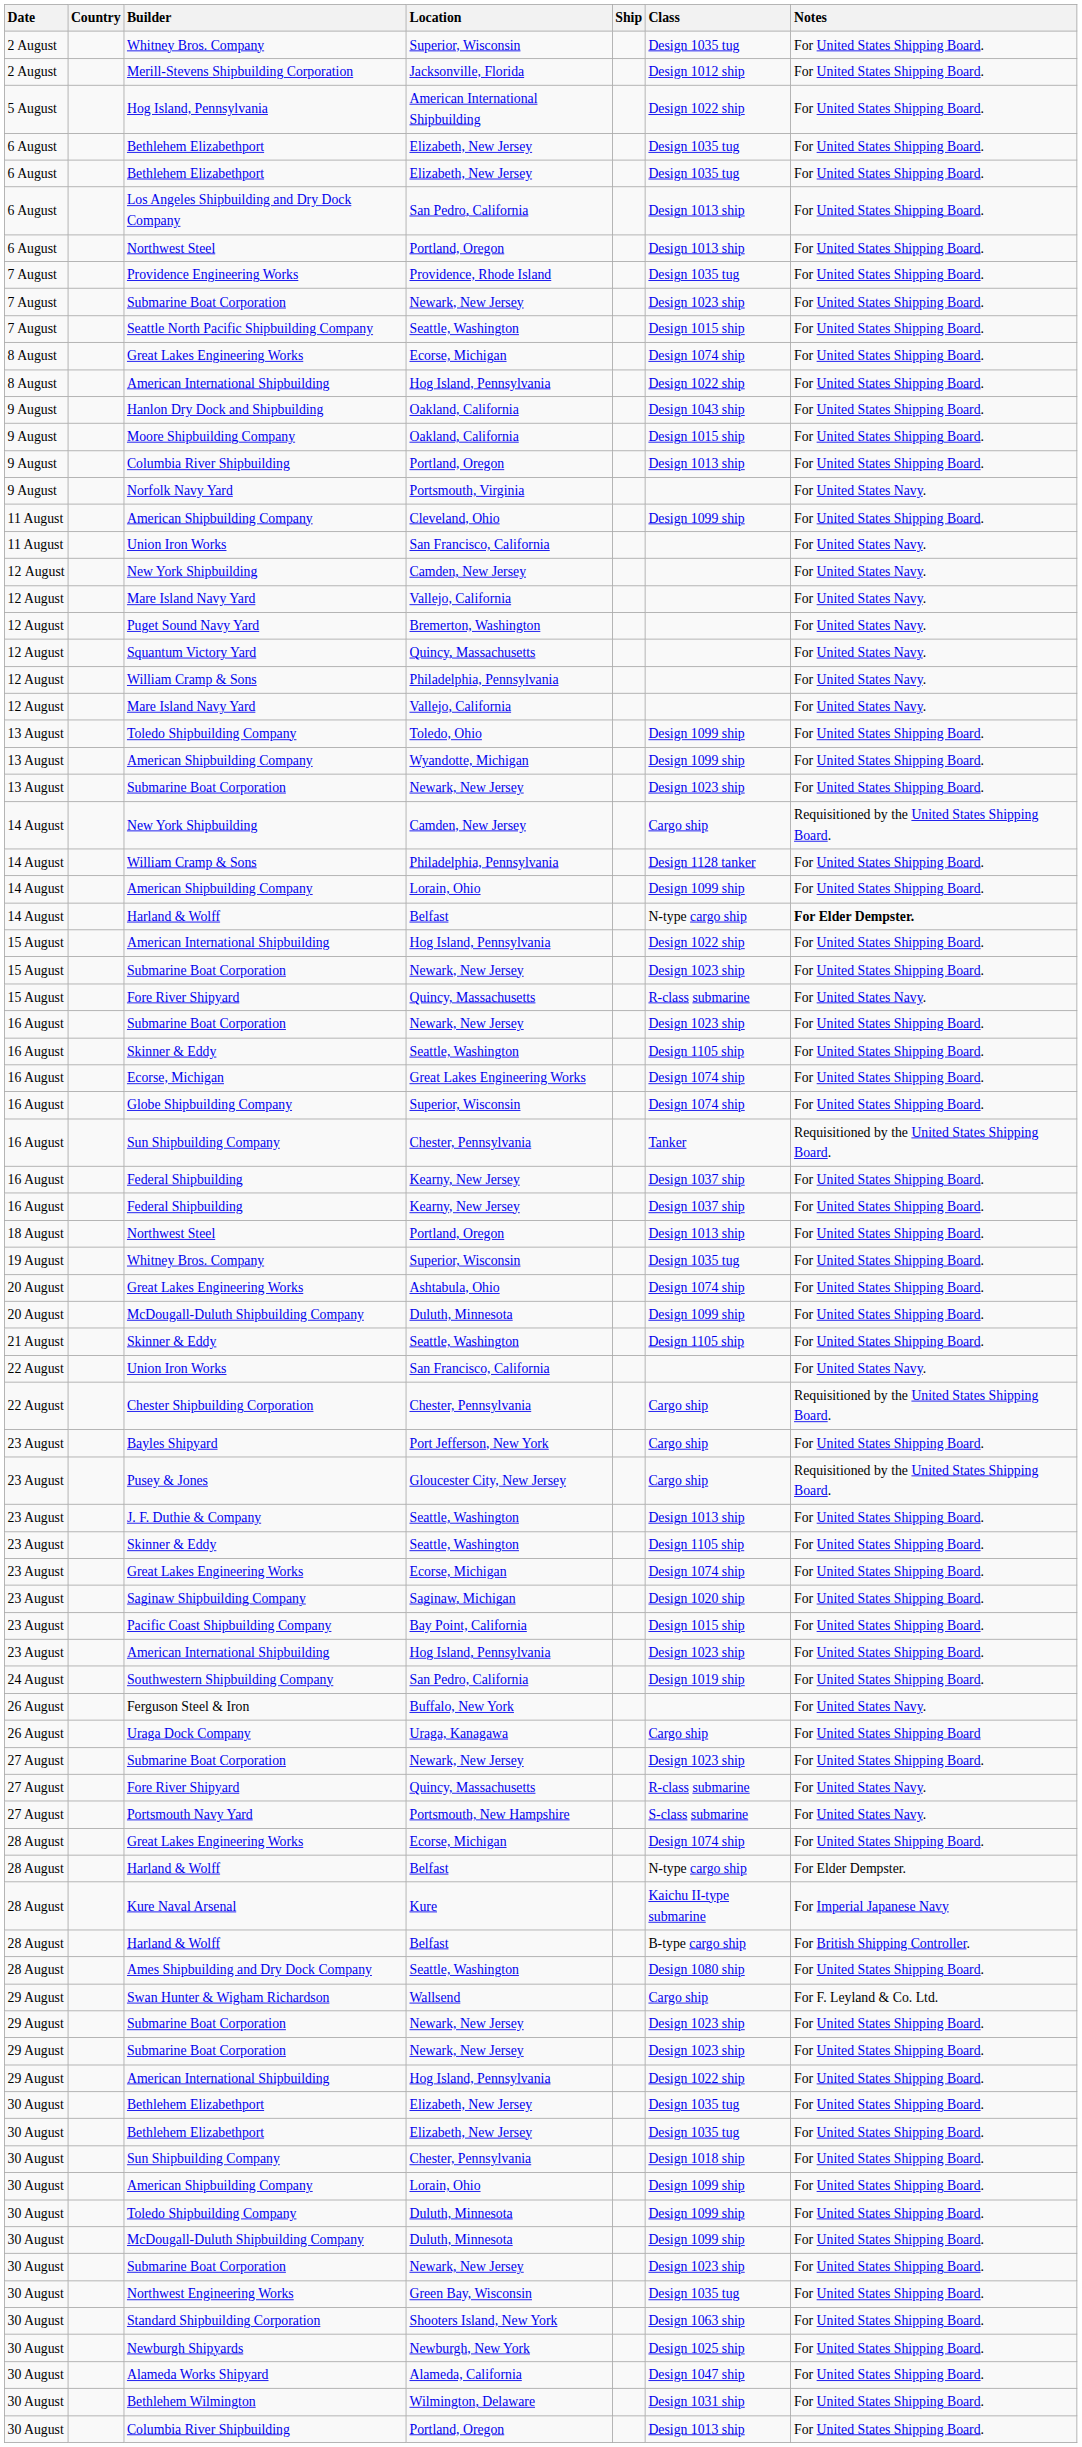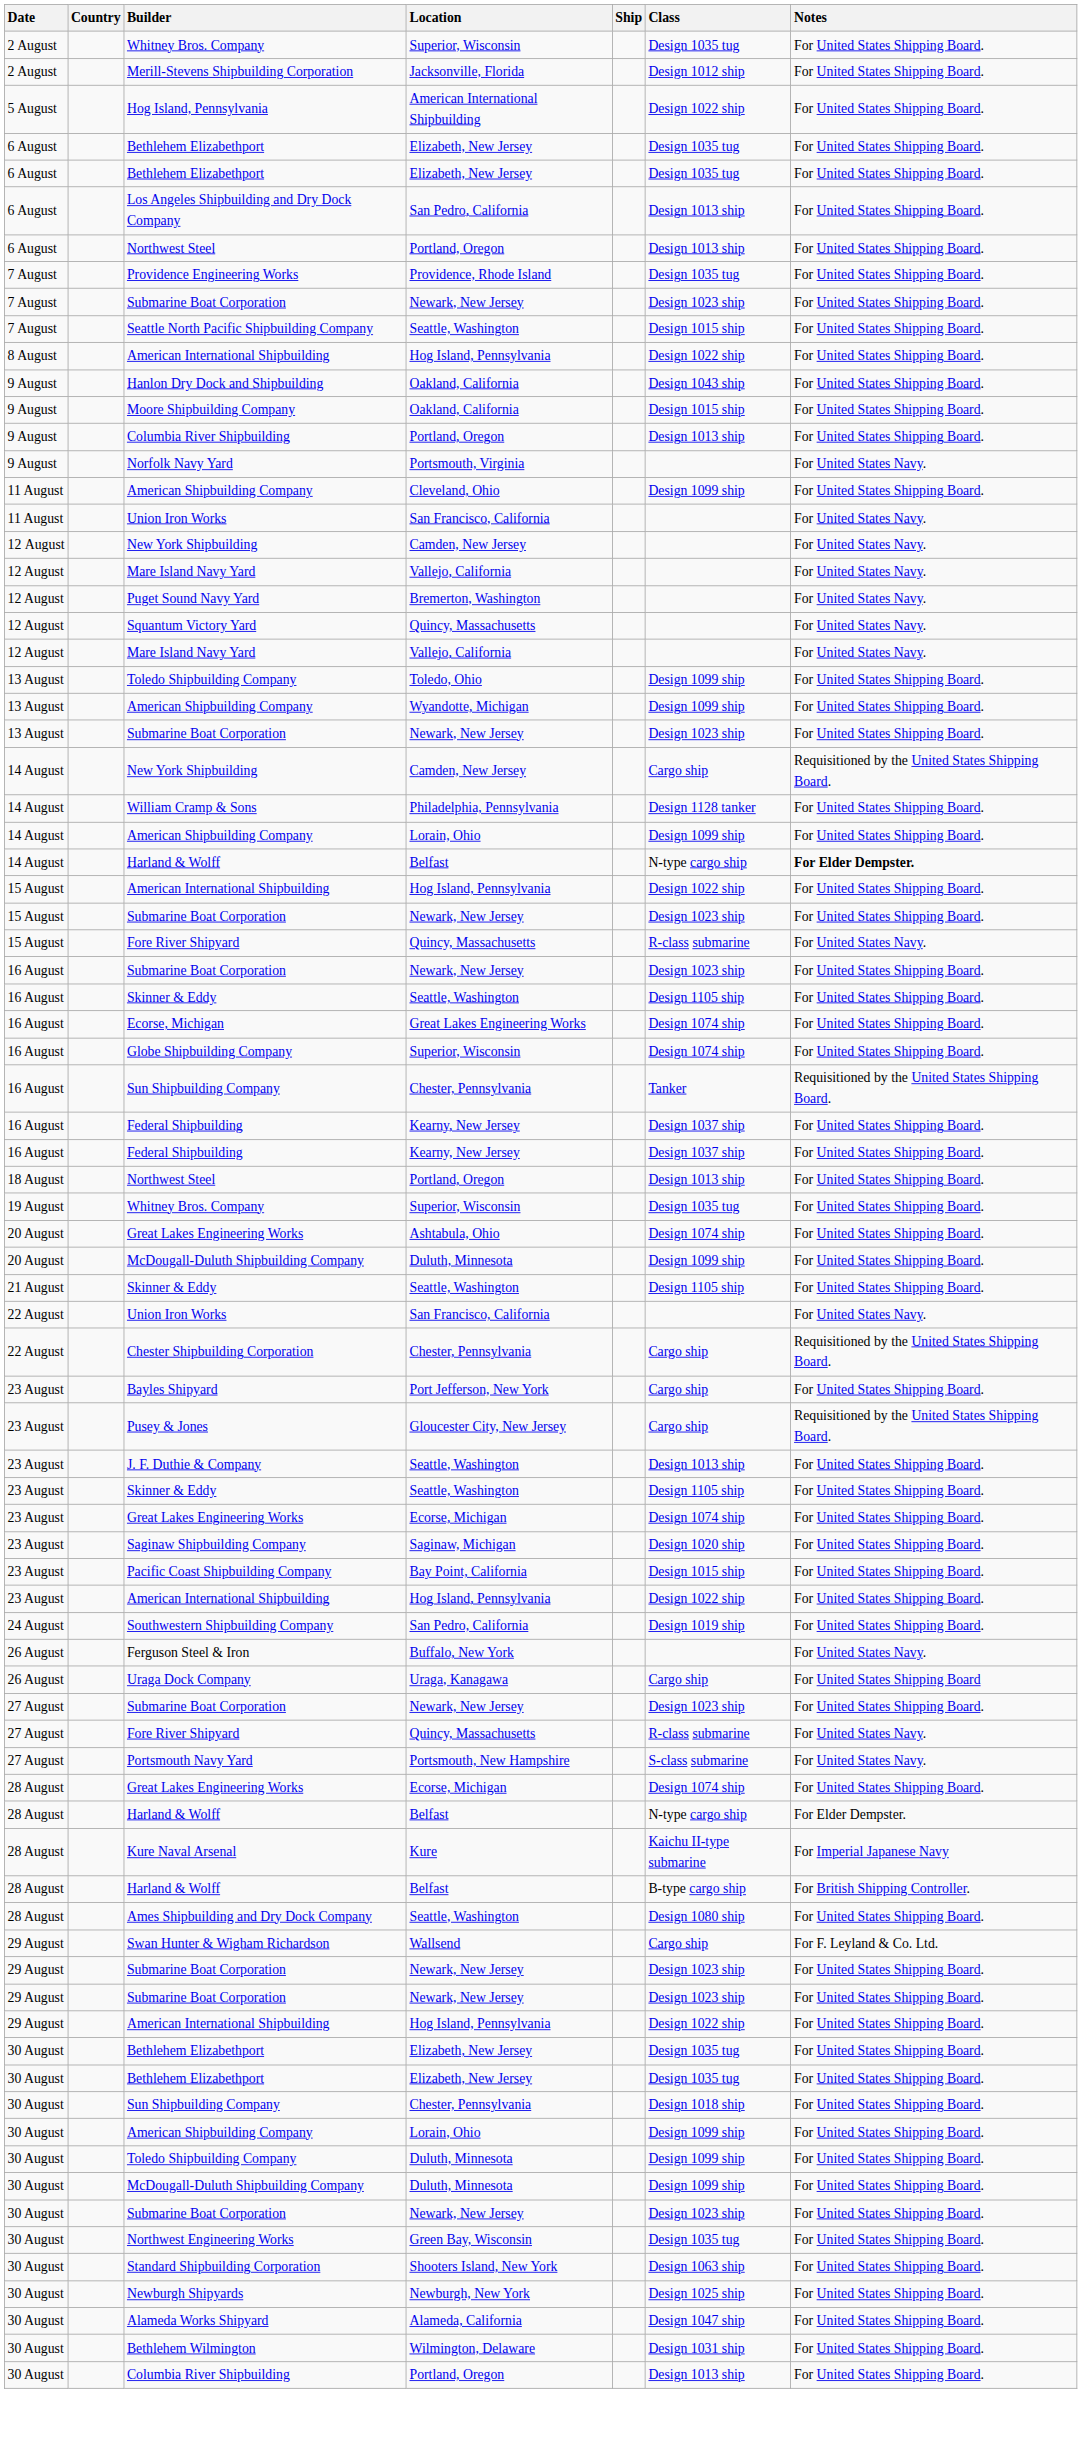- row: (32, 356)
- row: (36, 679)
(697, 1652) Design 1023 ship -> (697, 1598) Design 1022 ship
